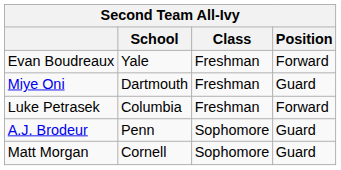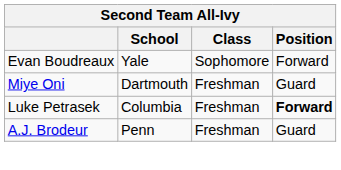(227, 61) Freshman -> (232, 61) Sophomore
(302, 107) normal -> (304, 107) bold
(232, 130) Sophomore -> (227, 130) Freshman
- row: (48, 152)
